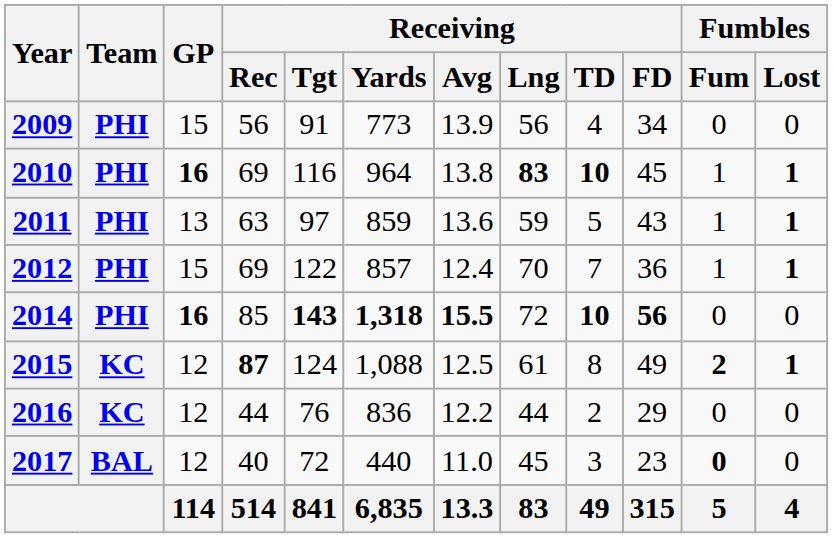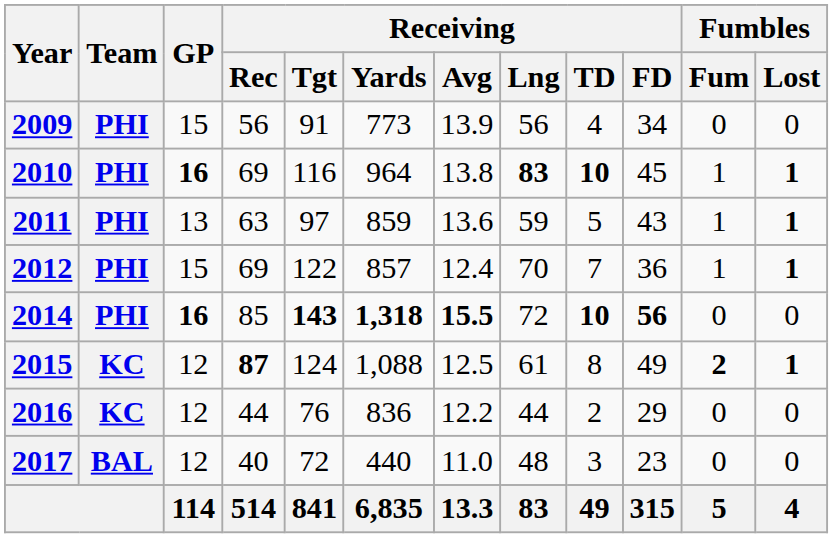(533, 460) 45 -> (533, 460) 48
(719, 460) bold -> (719, 460) normal
